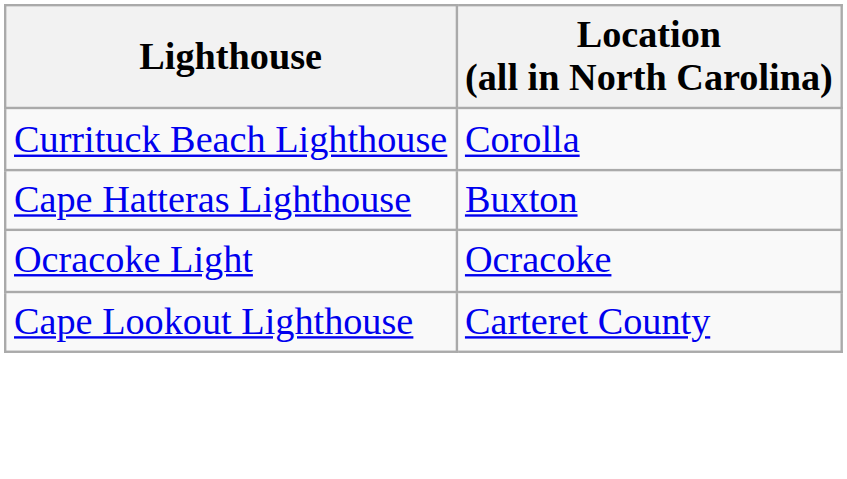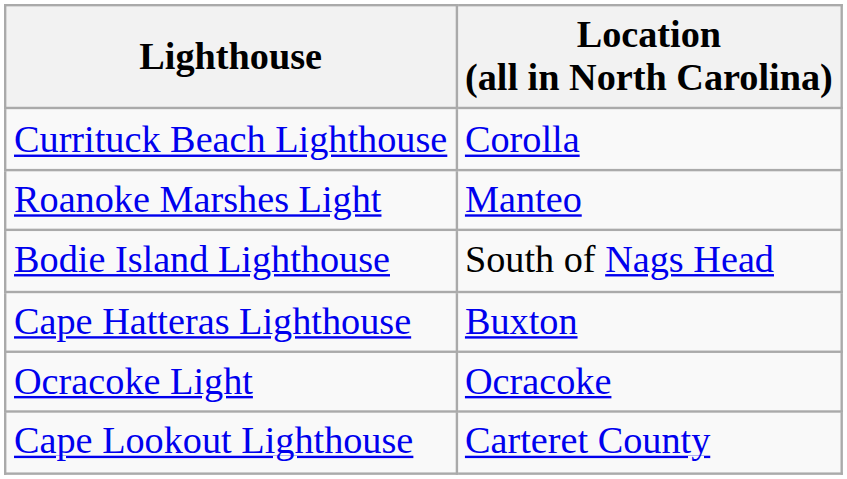+ row: (198, 199)
+ row: (202, 259)
